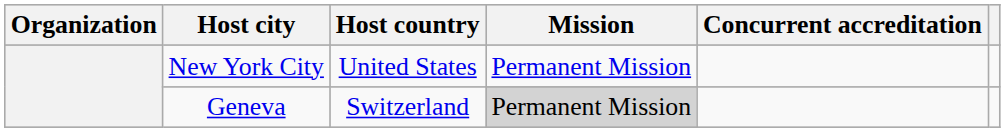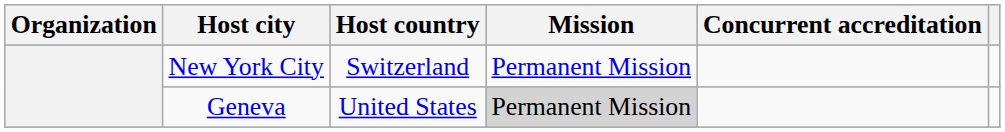(408, 65) United States -> (408, 65) Switzerland
(408, 106) Switzerland -> (408, 106) United States
